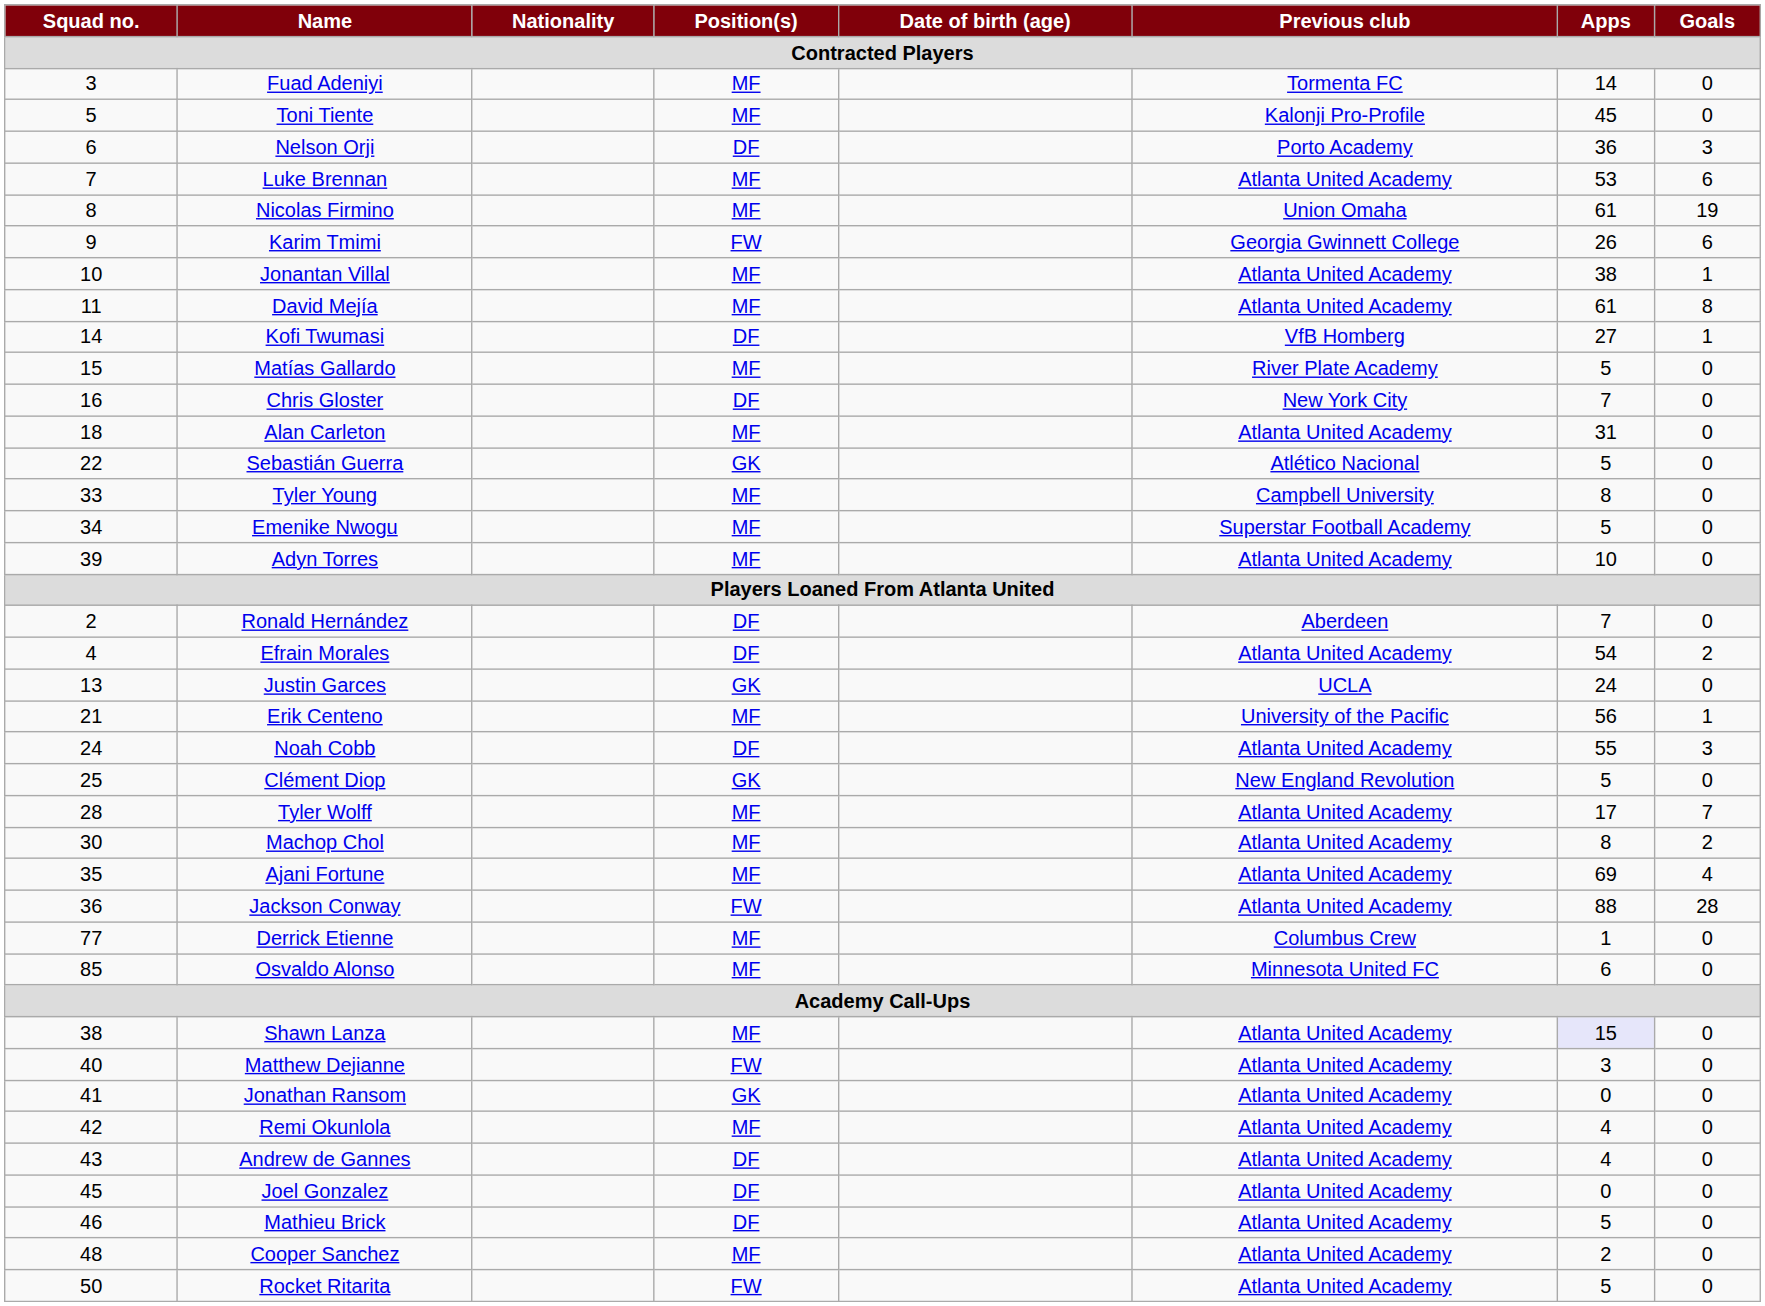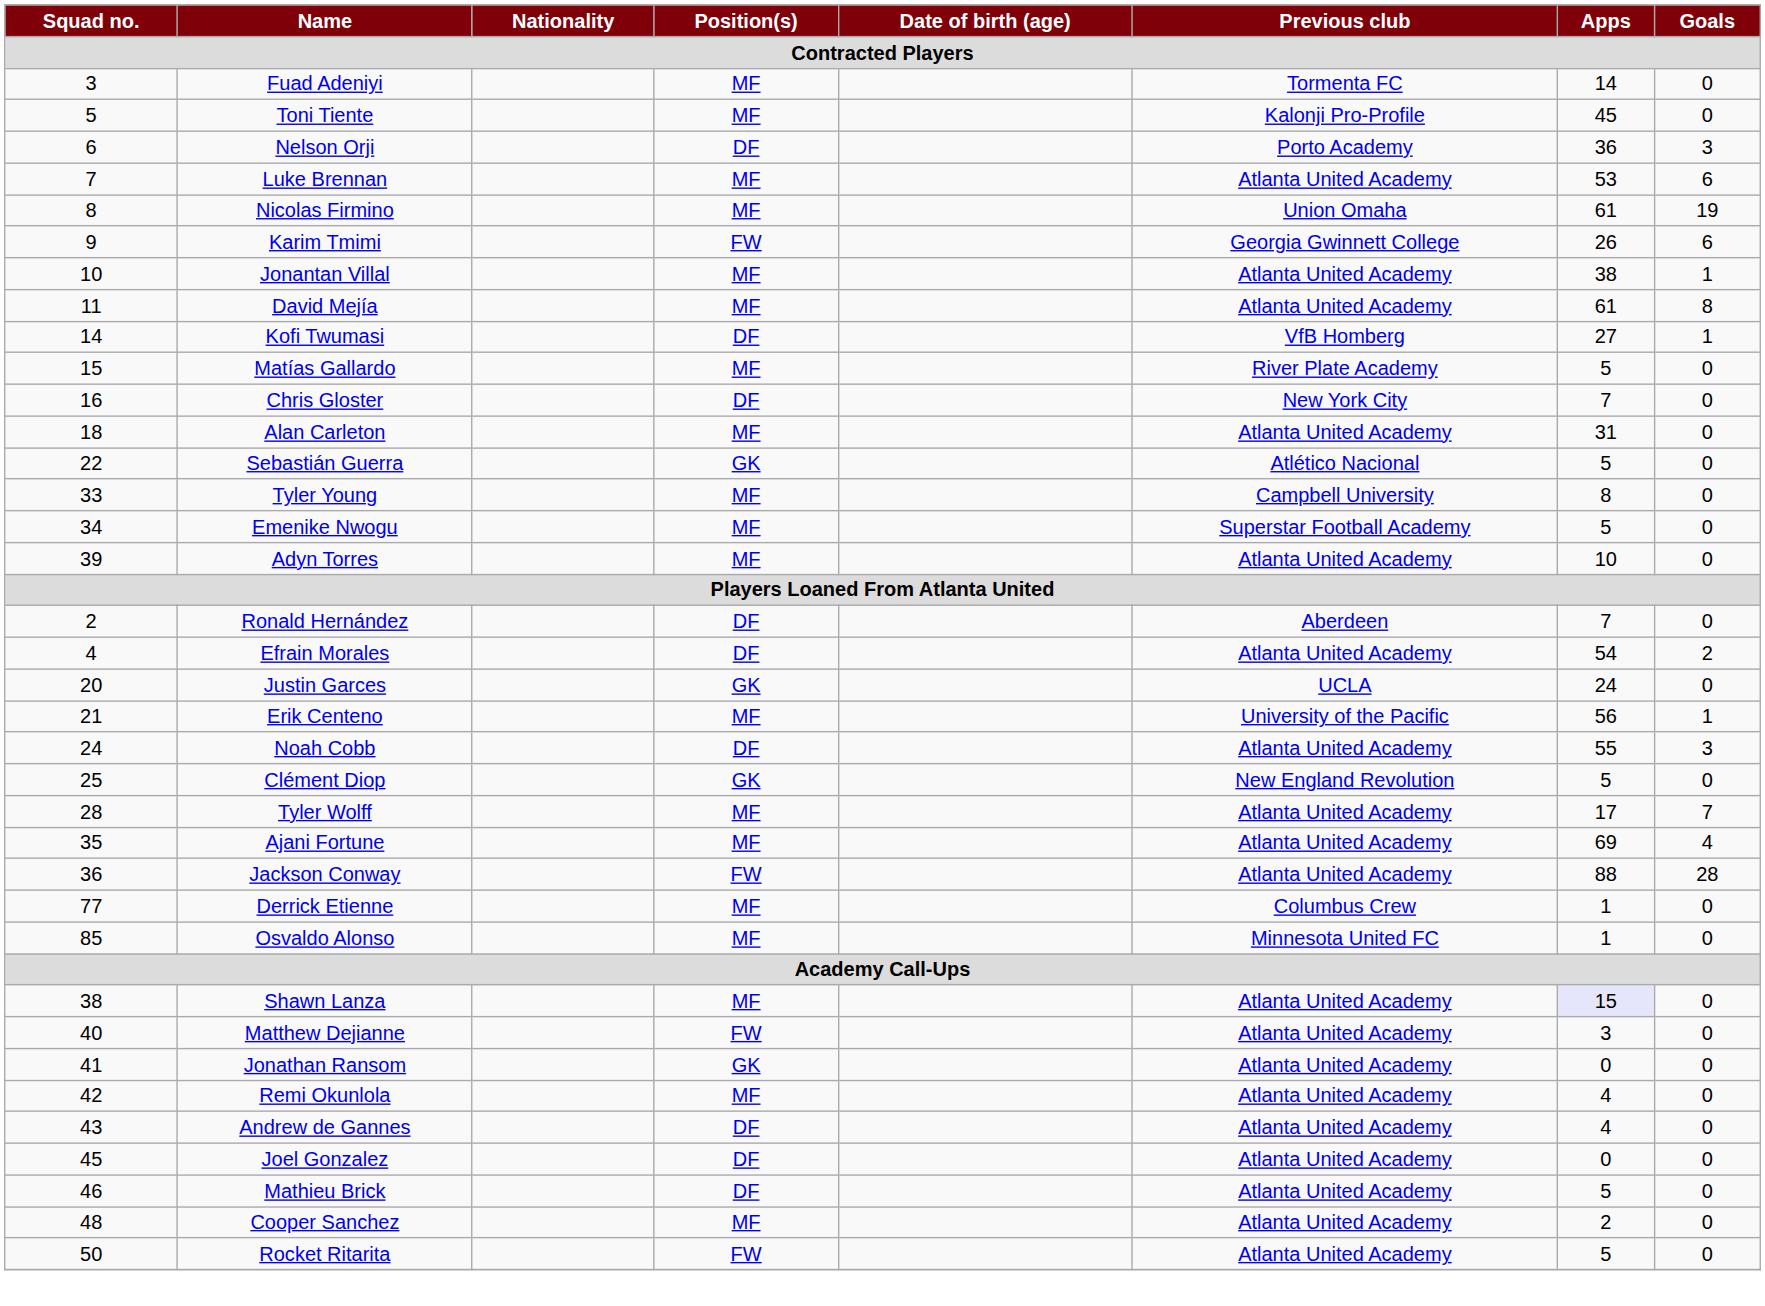(91, 685) 13 -> (91, 685) 20
- row: (325, 843)
(1606, 970) 6 -> (1606, 938) 1
